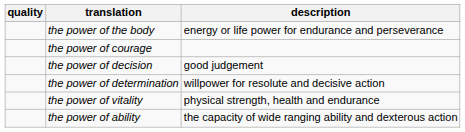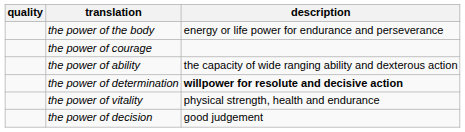rows swapped: (100, 65) <-> (94, 118)
(284, 83) normal -> (293, 83) bold
